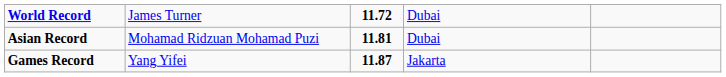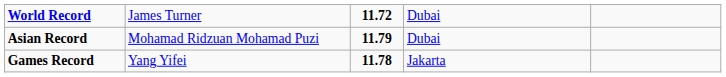(377, 38) 11.81 -> (377, 38) 11.79
(377, 61) 11.87 -> (377, 61) 11.78
